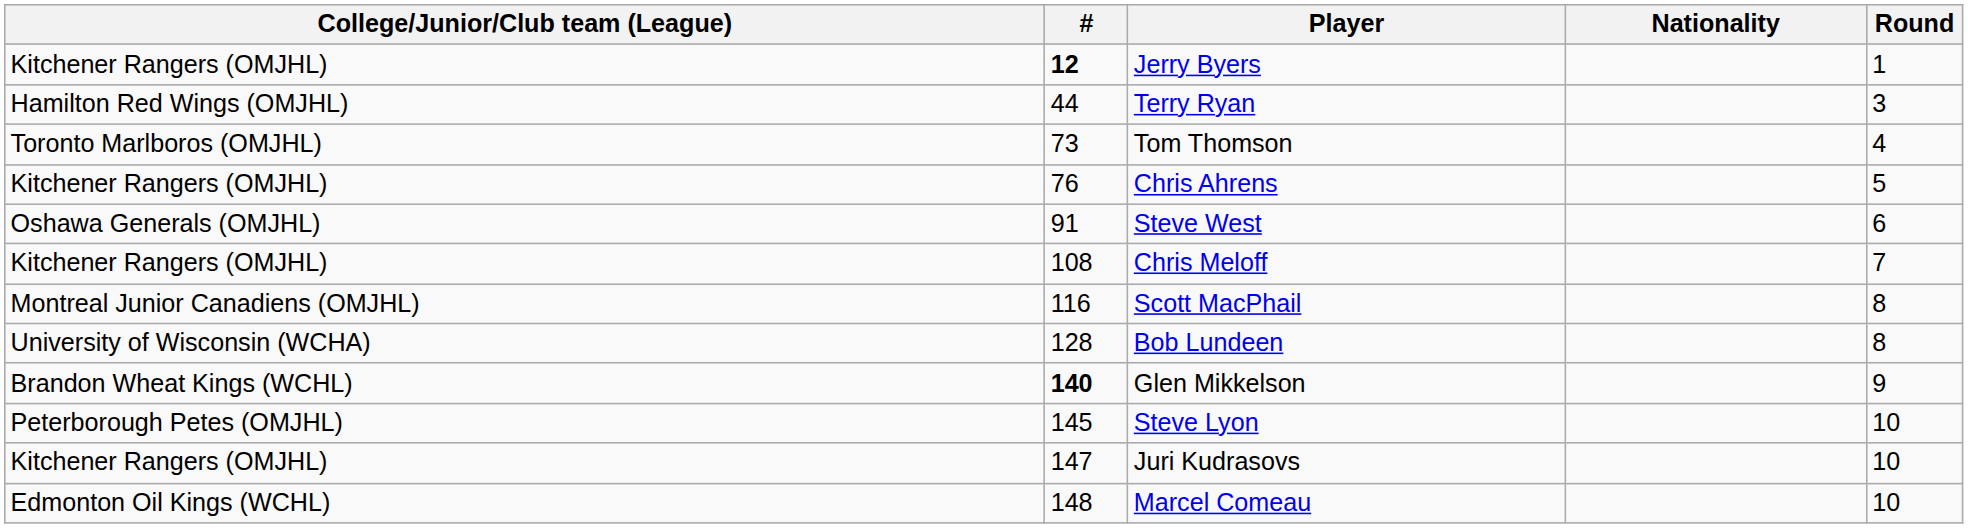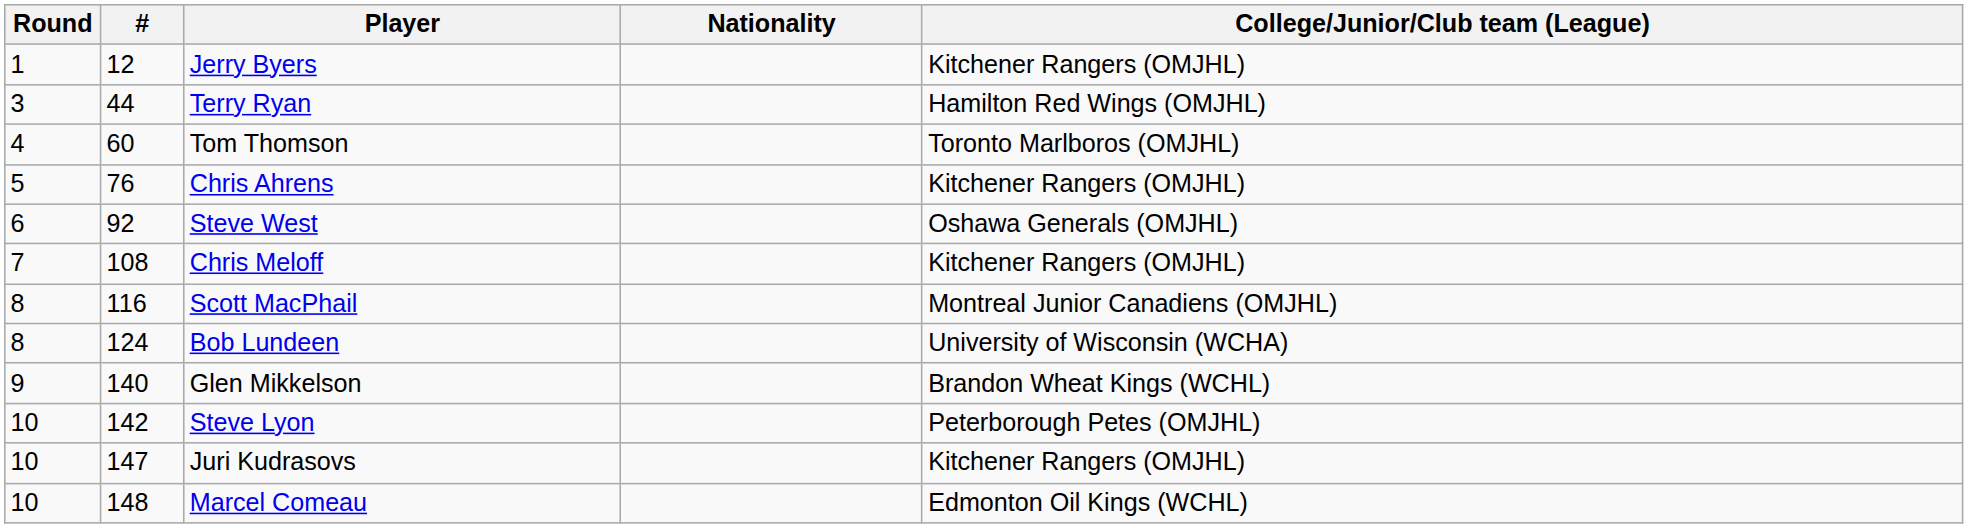columns swapped: (1915, 24) <-> (525, 24)
(1065, 64) bold -> (121, 64) normal
(1065, 143) 73 -> (121, 143) 60
(1065, 223) 91 -> (121, 223) 92
(1072, 343) 128 -> (128, 343) 124
(1072, 382) bold -> (128, 382) normal
(1072, 422) 145 -> (128, 422) 142
